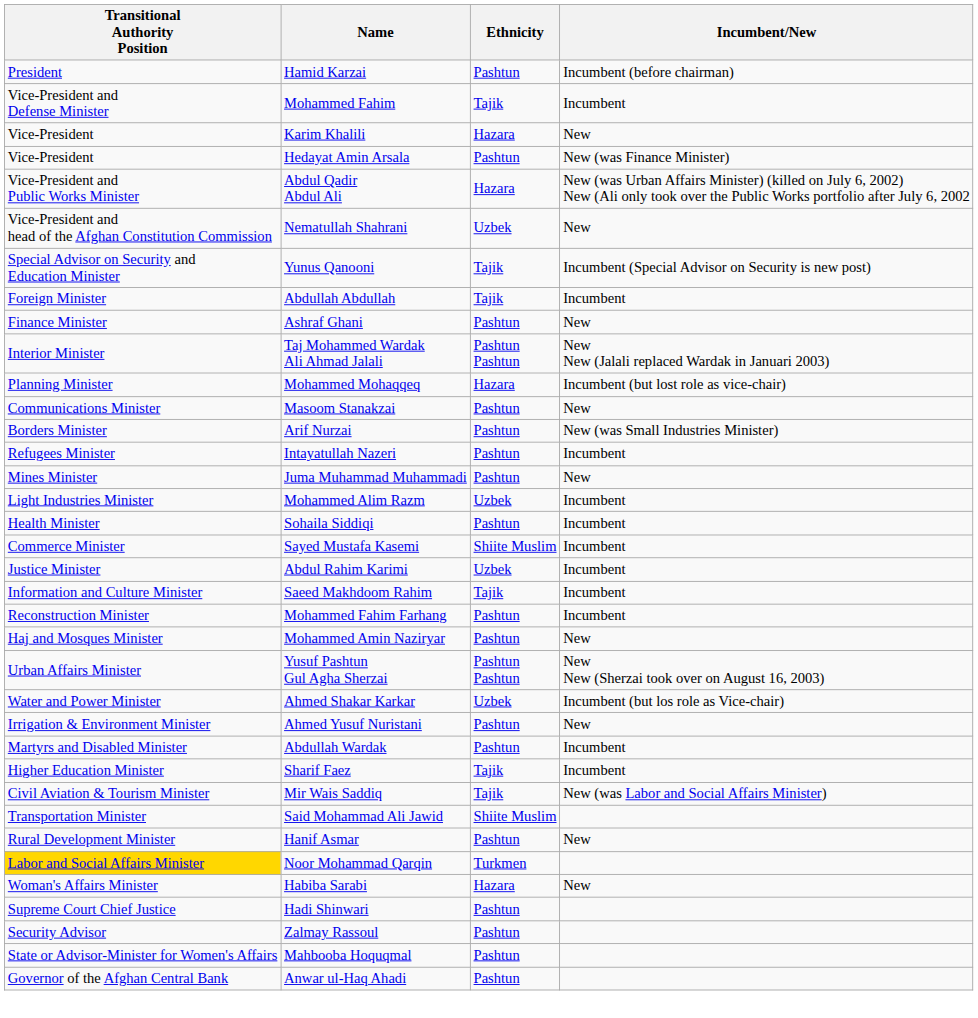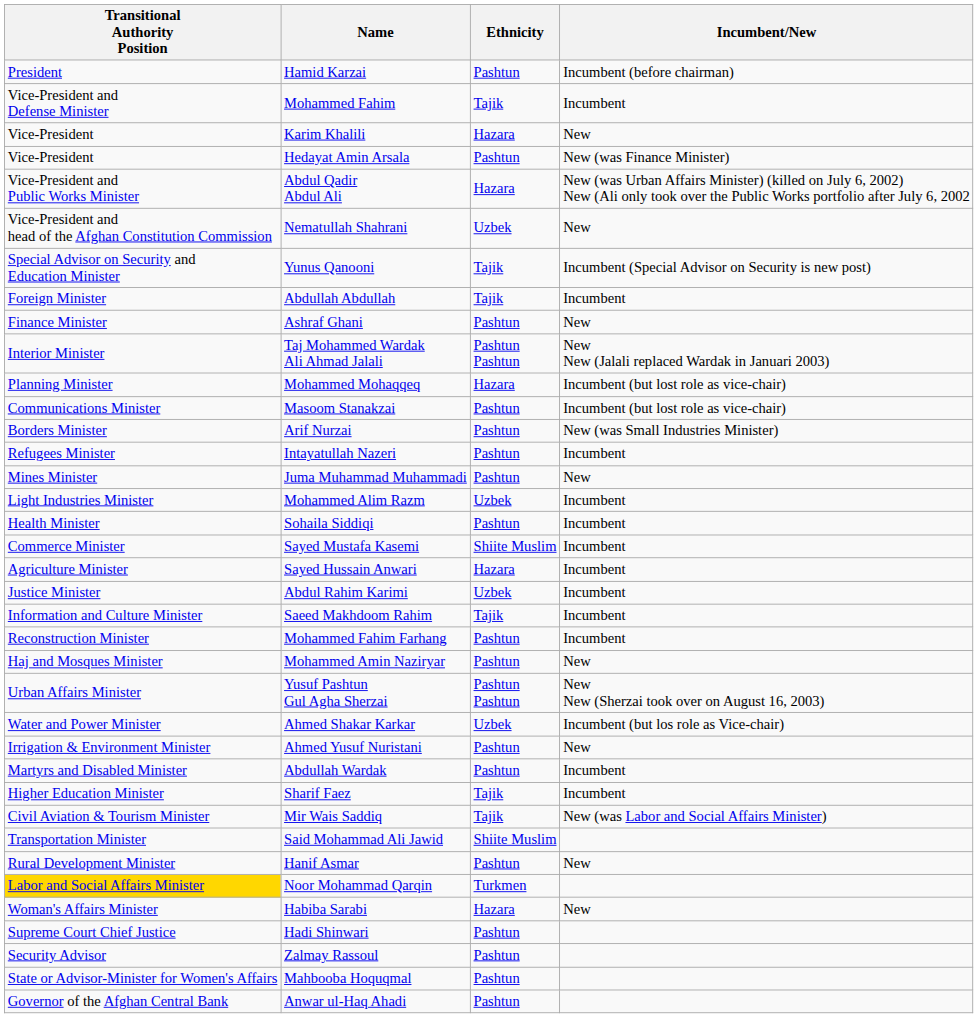(577, 407) New -> (675, 407) Incumbent (but lost role as vice-chair)
+ row: (350, 569)
